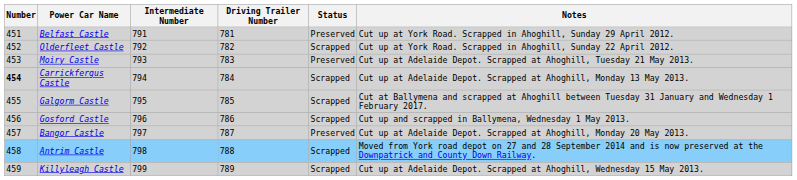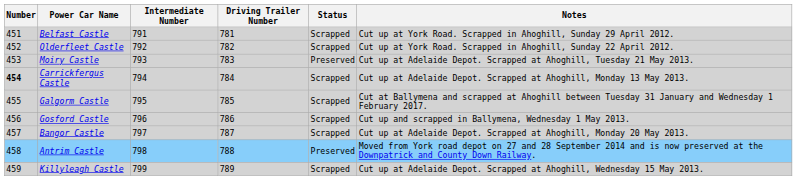(333, 34) Preserved -> (330, 34) Scrapped
(333, 133) Preserved -> (330, 133) Scrapped
(330, 151) Scrapped -> (333, 151) Preserved
